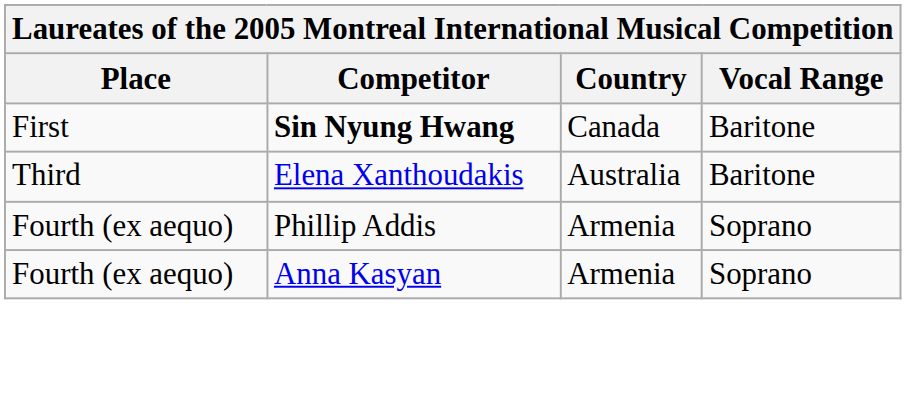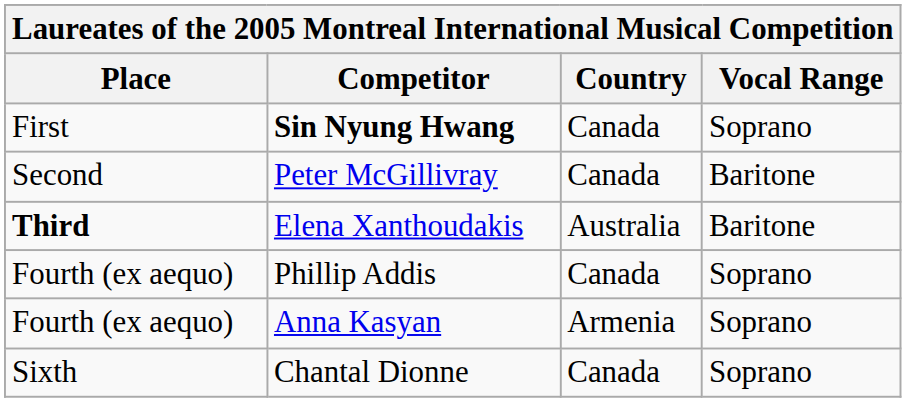(762, 126) Baritone -> (760, 126) Soprano
+ row: (386, 175)
(46, 175) normal -> (51, 224) bold
(621, 224) Armenia -> (614, 273) Canada
+ row: (371, 371)
